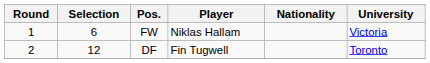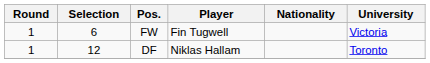(205, 32) Niklas Hallam -> (199, 32) Fin Tugwell
(31, 50) 2 -> (31, 50) 1
(199, 50) Fin Tugwell -> (205, 50) Niklas Hallam
